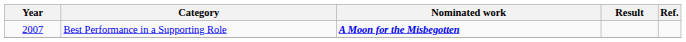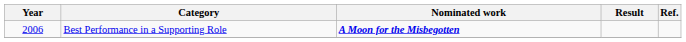(33, 29) 2007 -> (33, 29) 2006
